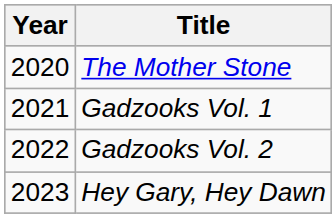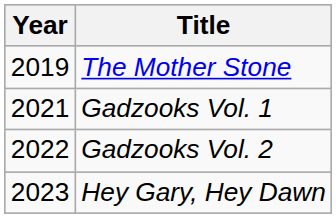(40, 66) 2020 -> (40, 66) 2019
